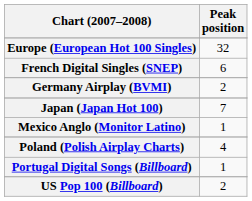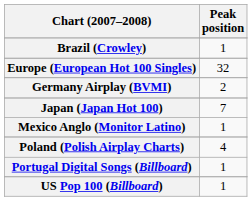+ row: (102, 48)
- row: (102, 68)
(223, 186) 2 -> (223, 186) 1
